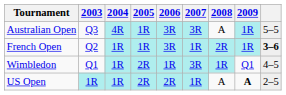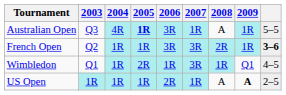(144, 29) normal -> (144, 29) bold
(196, 29) 3R -> (196, 29) 1R
(196, 46) 1R -> (196, 46) 3R
(144, 81) 2R -> (144, 81) 1R
